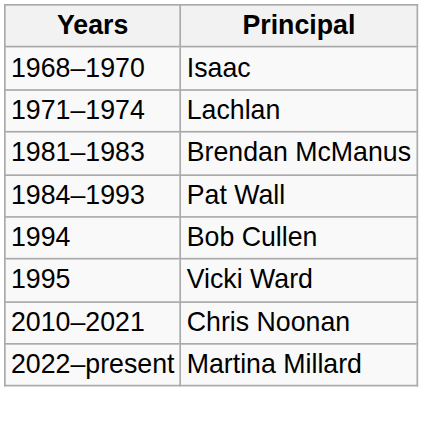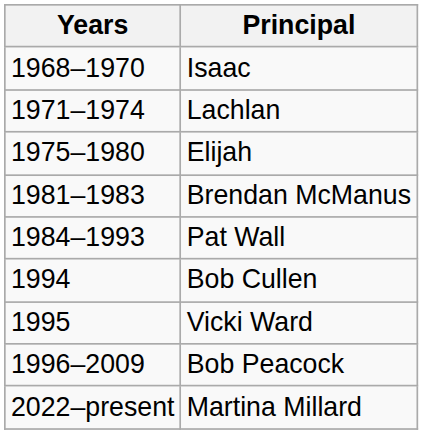+ row: (219, 152)
+ row: (265, 364)
- row: (268, 322)
